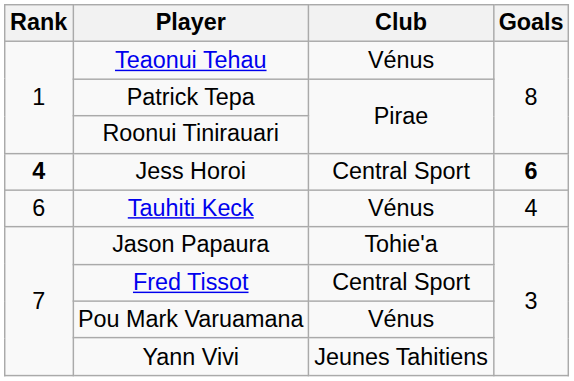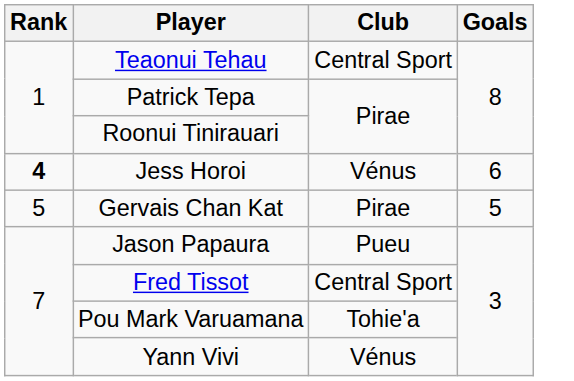(401, 60) Vénus -> (383, 60) Central Sport
(401, 171) Central Sport -> (383, 171) Vénus
(531, 171) bold -> (495, 171) normal
+ row: (191, 208)
- row: (191, 208)
(401, 245) Tohie'a -> (383, 245) Pueu
(401, 319) Vénus -> (383, 319) Tohie'a
(401, 356) Jeunes Tahitiens -> (383, 356) Vénus
